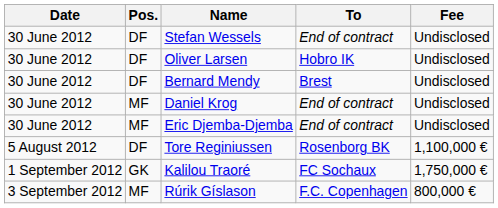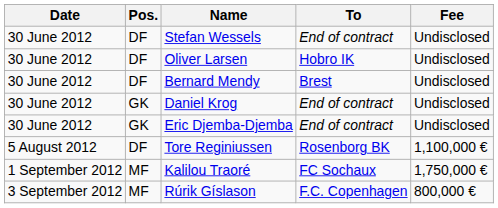(139, 103) MF -> (139, 103) GK
(139, 125) MF -> (139, 125) GK
(139, 170) GK -> (139, 170) MF
